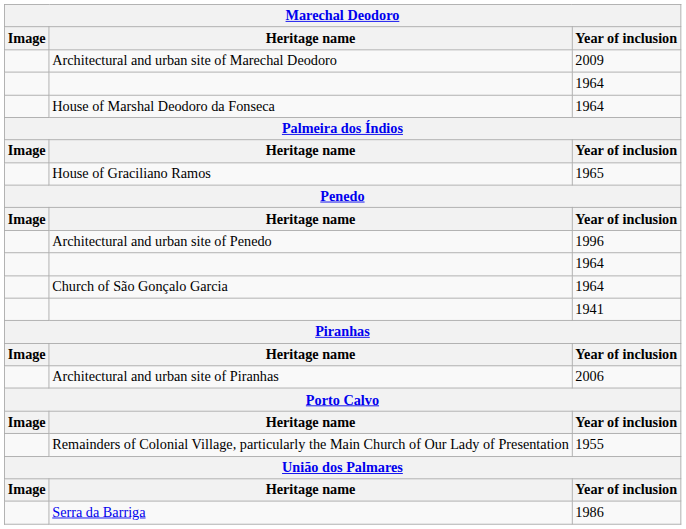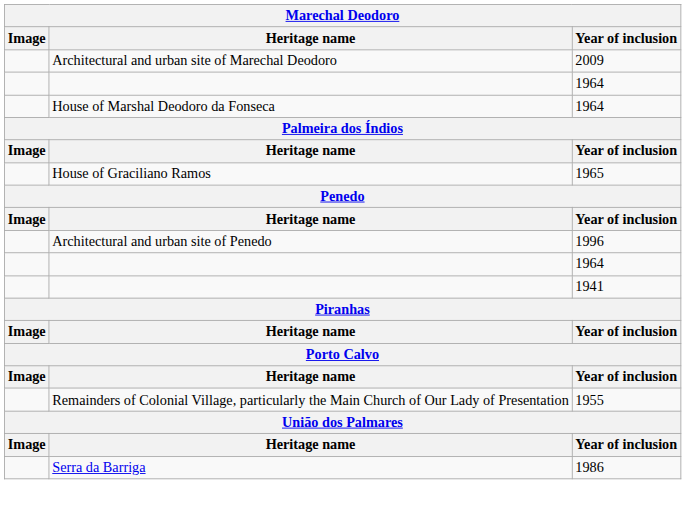- row: (140, 286)
- row: (166, 377)
